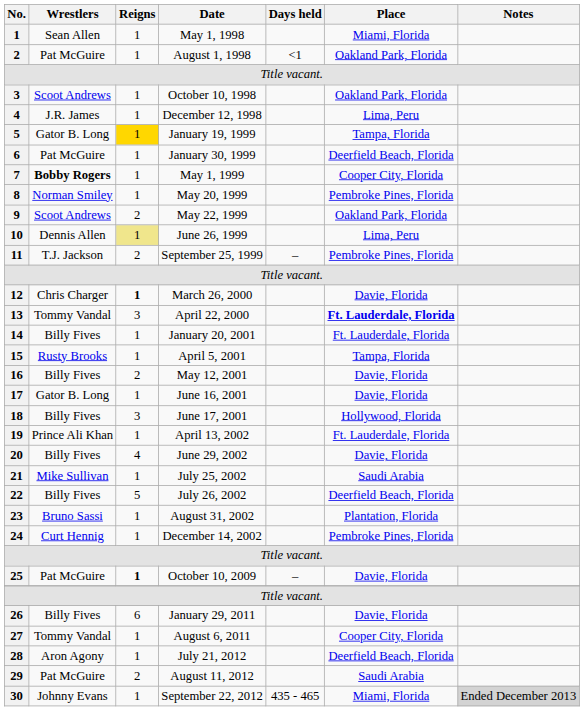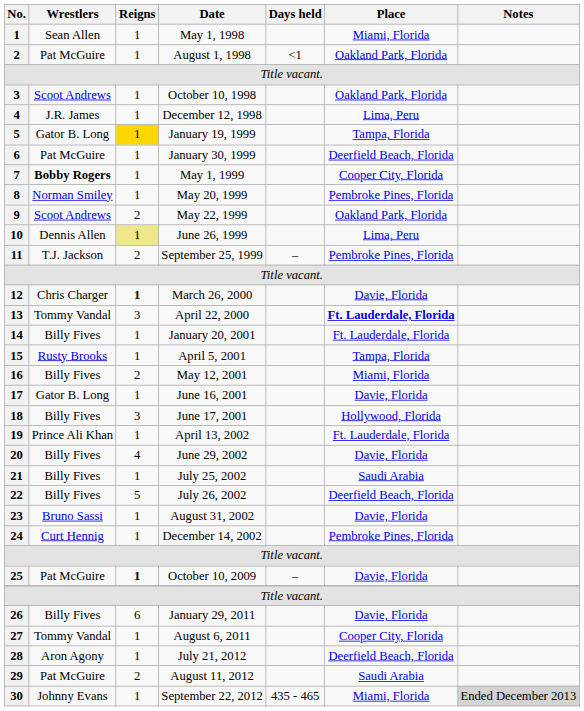(391, 375) Davie, Florida -> (391, 375) Miami, Florida
(72, 475) Mike Sullivan -> (72, 475) Billy Fives
(391, 515) Plantation, Florida -> (391, 515) Davie, Florida
